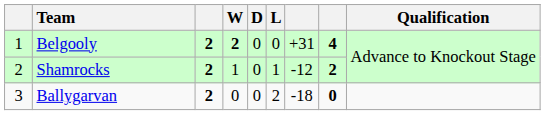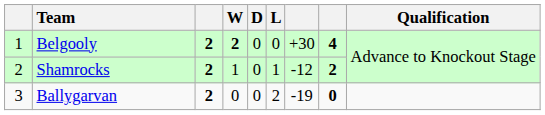(302, 43) +31 -> (302, 43) +30
(302, 95) -18 -> (302, 95) -19
